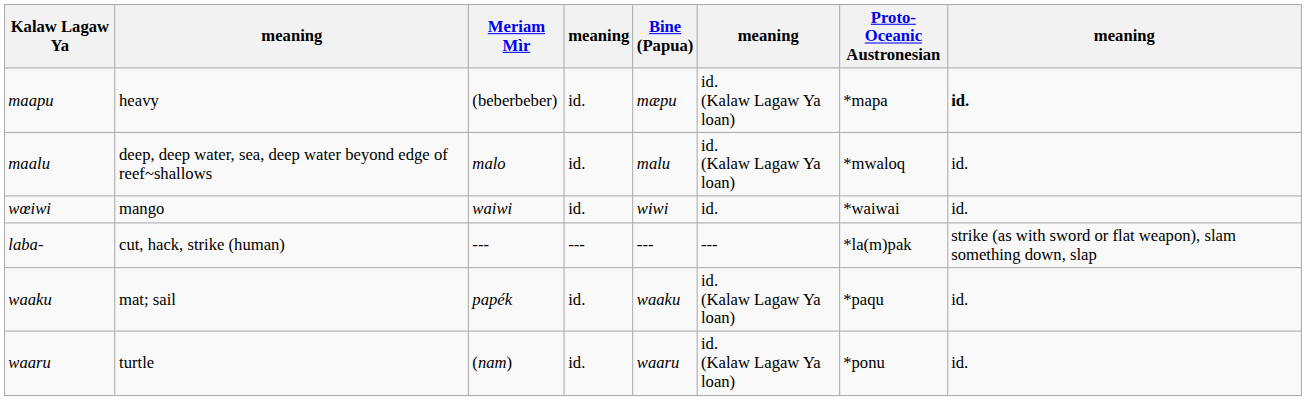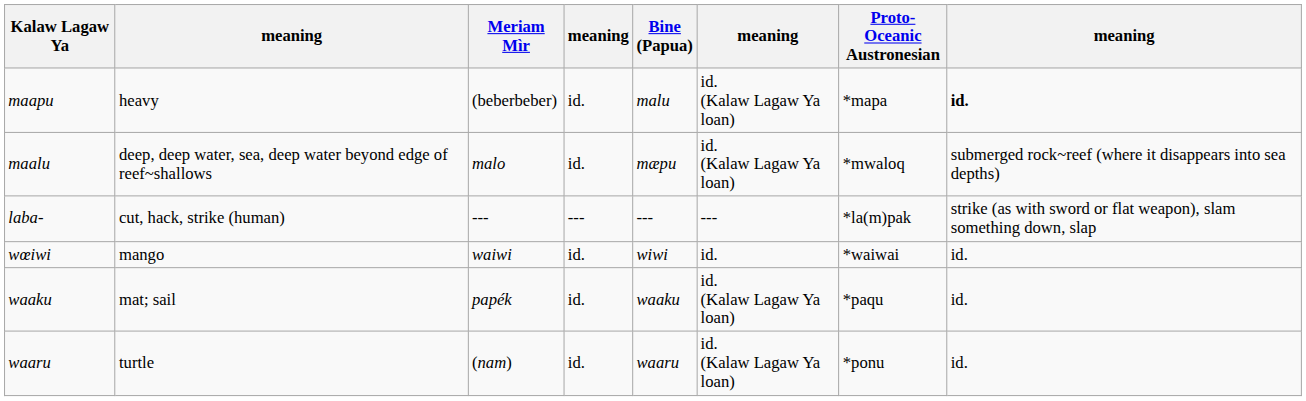(657, 100) mæpu -> (653, 100) malu
(654, 164) malu -> (656, 164) mæpu
(960, 164) id. -> (1118, 164) submerged rock~reef (where it disappears into sea depths)
rows swapped: (26, 244) <-> (30, 209)
